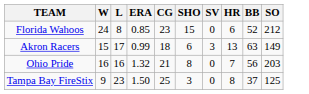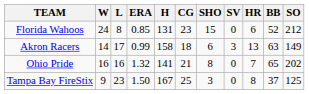+ column: (165, 13)
(103, 47) 15 -> (103, 47) 14
(252, 64) 56 -> (273, 64) 65
(272, 64) 203 -> (293, 64) 202
